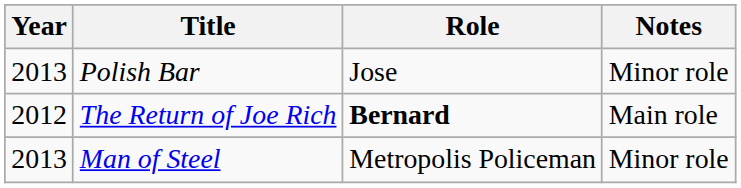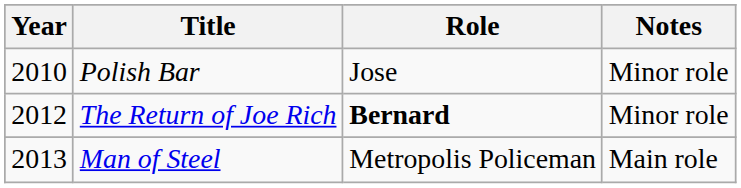(39, 70) 2013 -> (39, 70) 2010
(663, 114) Main role -> (669, 114) Minor role
(669, 159) Minor role -> (663, 159) Main role
